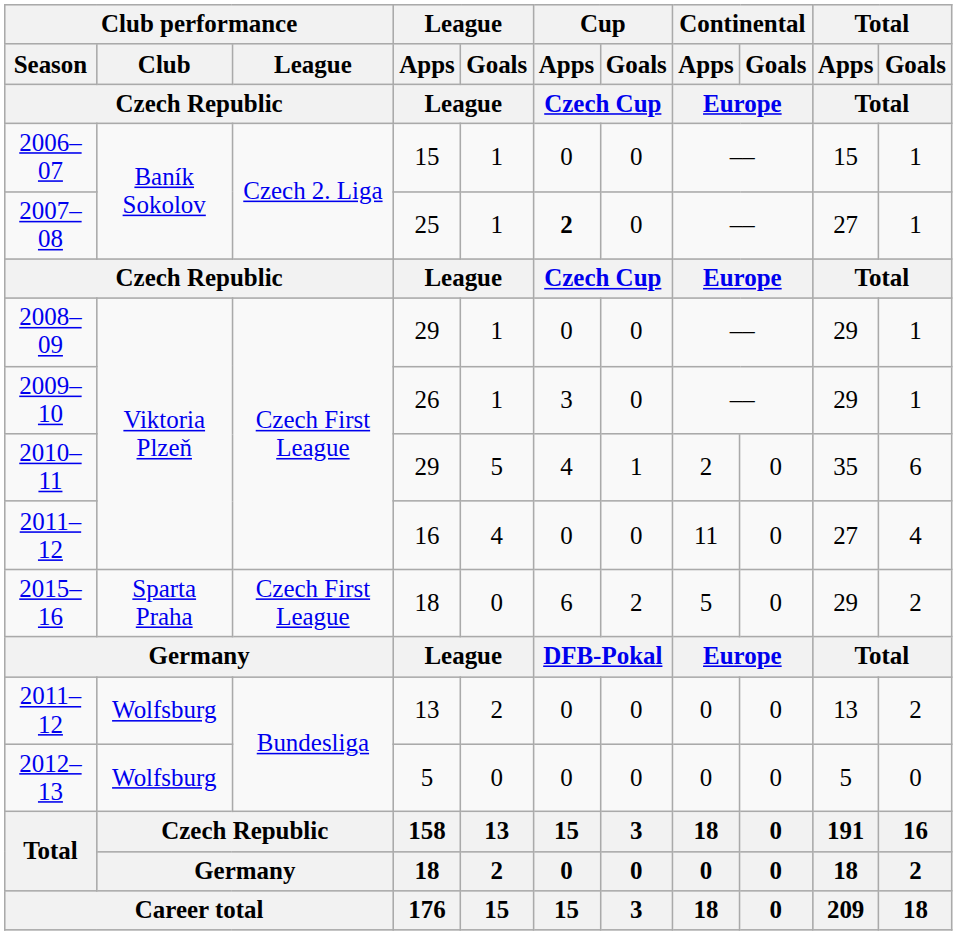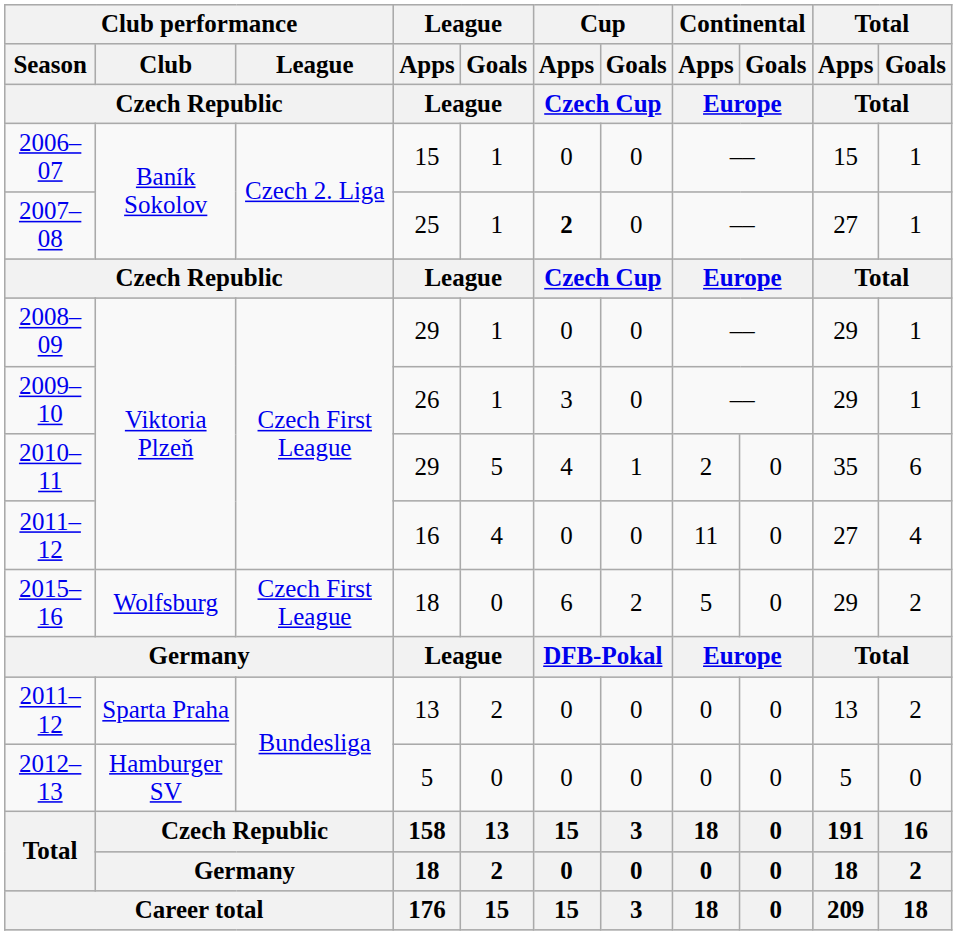(164, 602) Sparta Praha -> (166, 602) Wolfsburg
(164, 709) Wolfsburg -> (166, 709) Sparta Praha
(164, 777) Wolfsburg -> (166, 777) Hamburger SV
